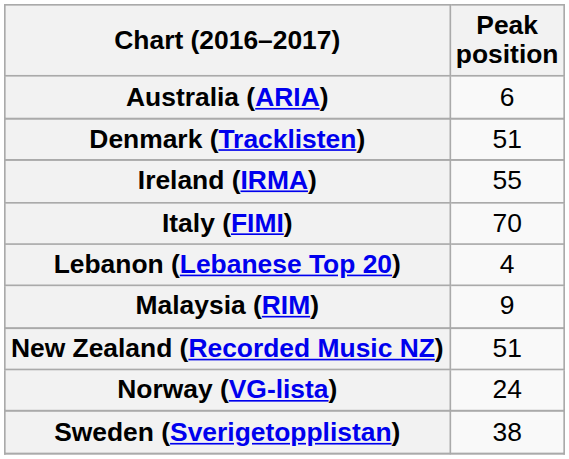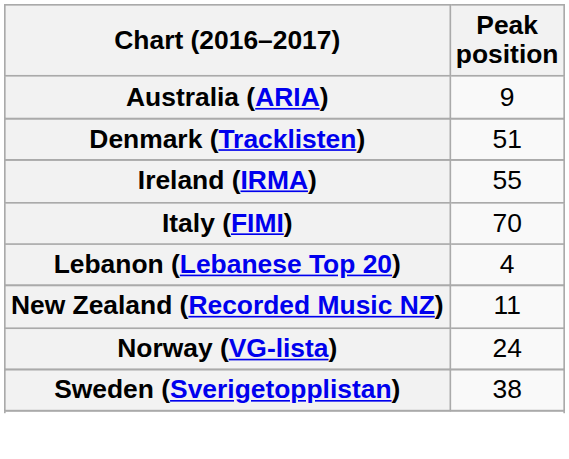(507, 97) 6 -> (507, 97) 9
- row: (227, 306)
(507, 348) 51 -> (507, 306) 11
